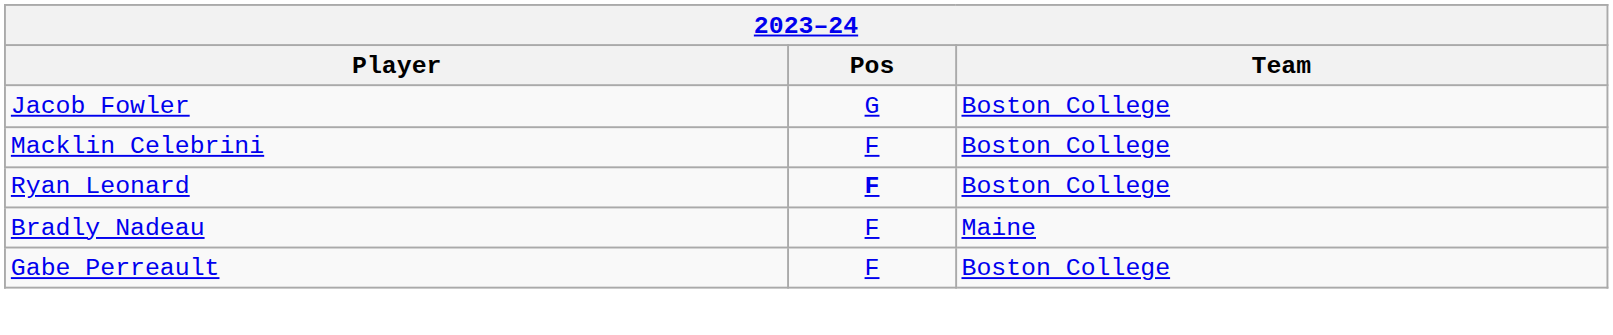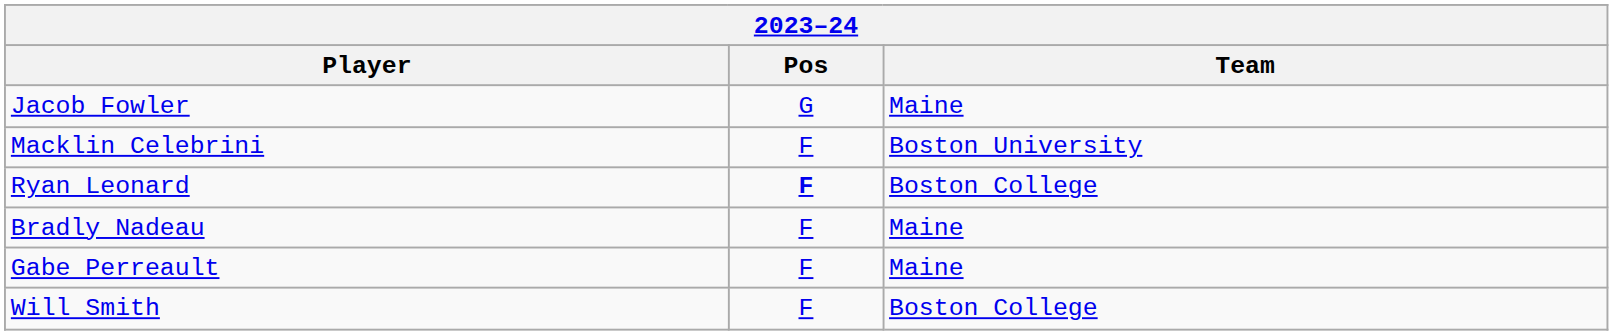(1066, 106) Boston College -> (926, 106) Maine
(1066, 147) Boston College -> (1016, 147) Boston University
(1066, 268) Boston College -> (926, 268) Maine
+ row: (85, 308)
